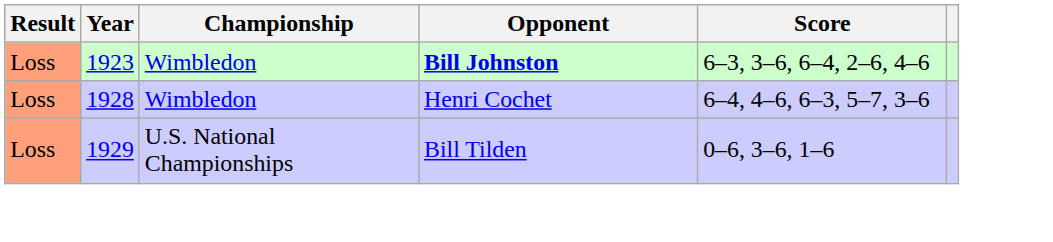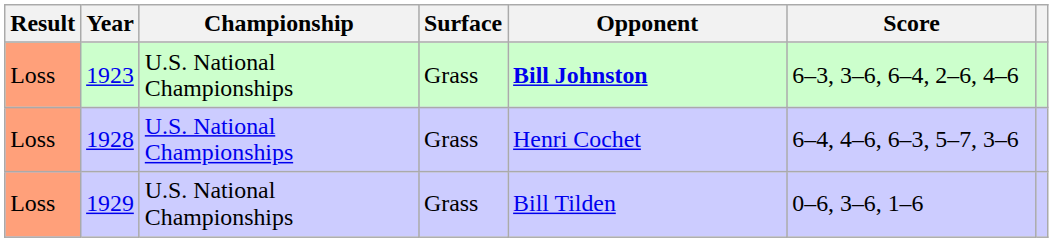+ column: (463, 23)
(201, 61) Wimbledon -> (219, 74) U.S. National Championships
(201, 99) Wimbledon -> (219, 139) U.S. National Championships
